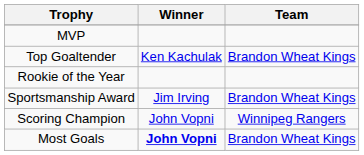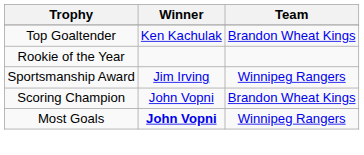- row: (71, 35)
(292, 98) Brandon Wheat Kings -> (292, 77) Winnipeg Rangers
(292, 118) Winnipeg Rangers -> (292, 98) Brandon Wheat Kings
(292, 139) Brandon Wheat Kings -> (292, 118) Winnipeg Rangers
